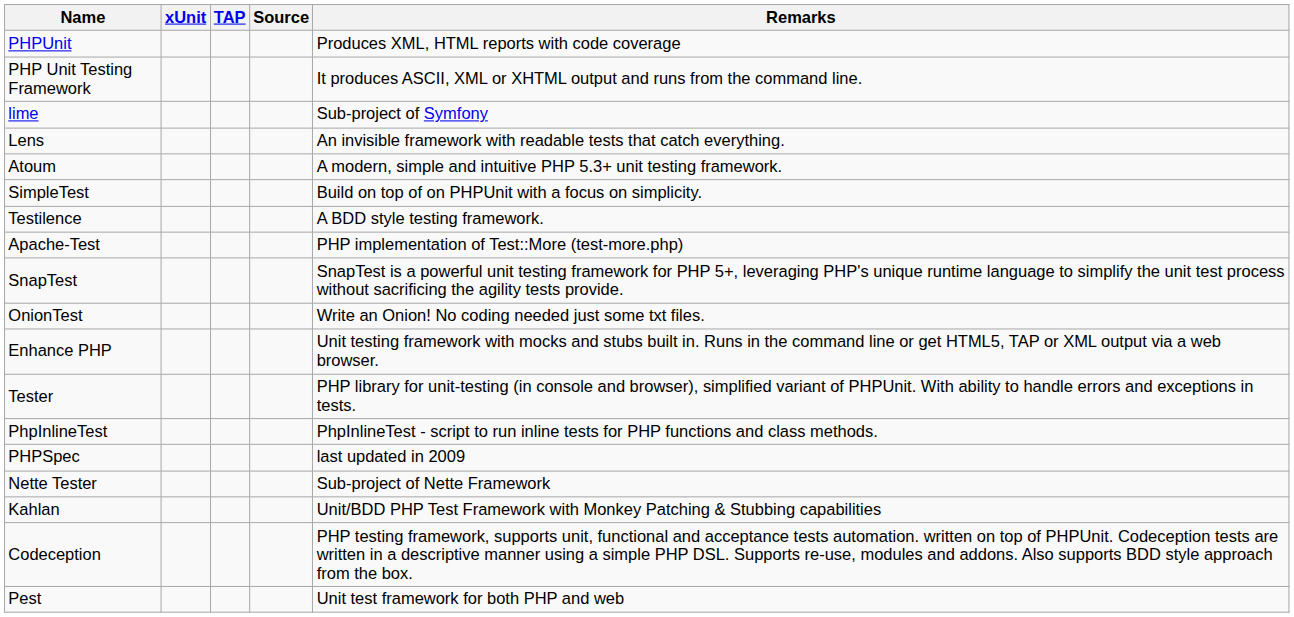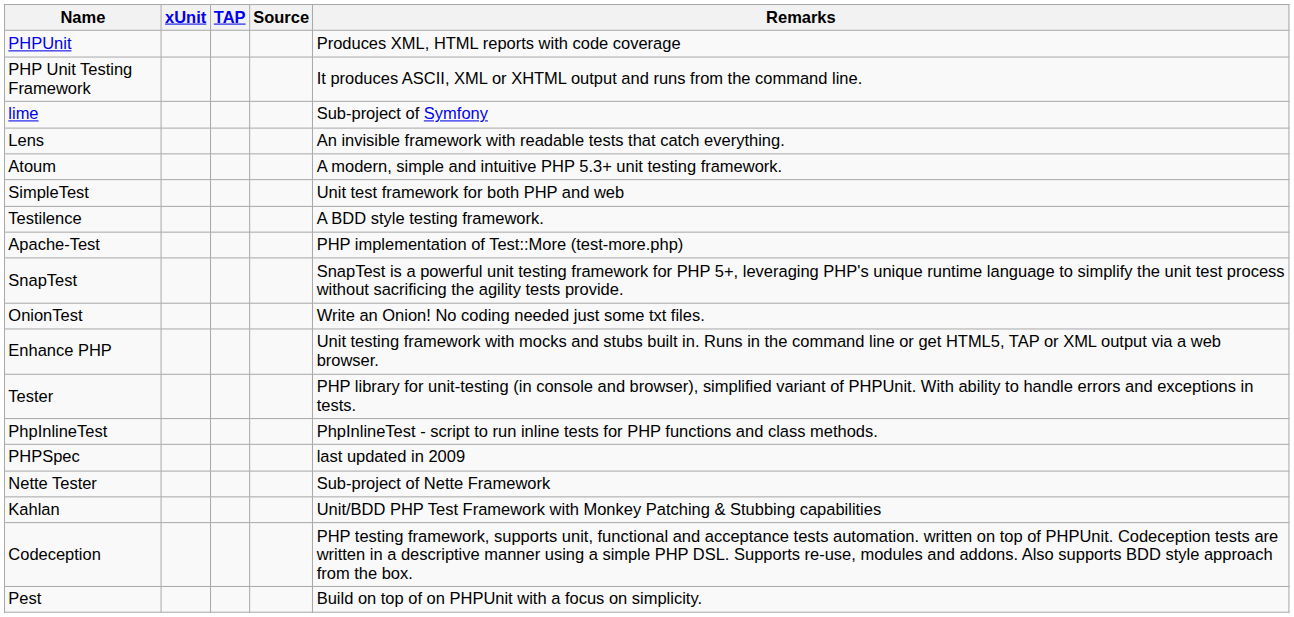(509, 192) Build on top of on PHPUnit with a focus on simplicity. -> (470, 192) Unit test framework for both PHP and web
(470, 599) Unit test framework for both PHP and web -> (509, 599) Build on top of on PHPUnit with a focus on simplicity.
